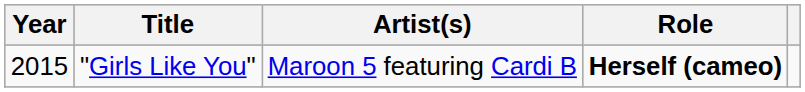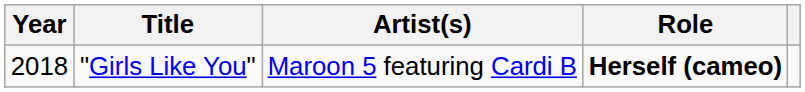(39, 65) 2015 -> (39, 65) 2018
